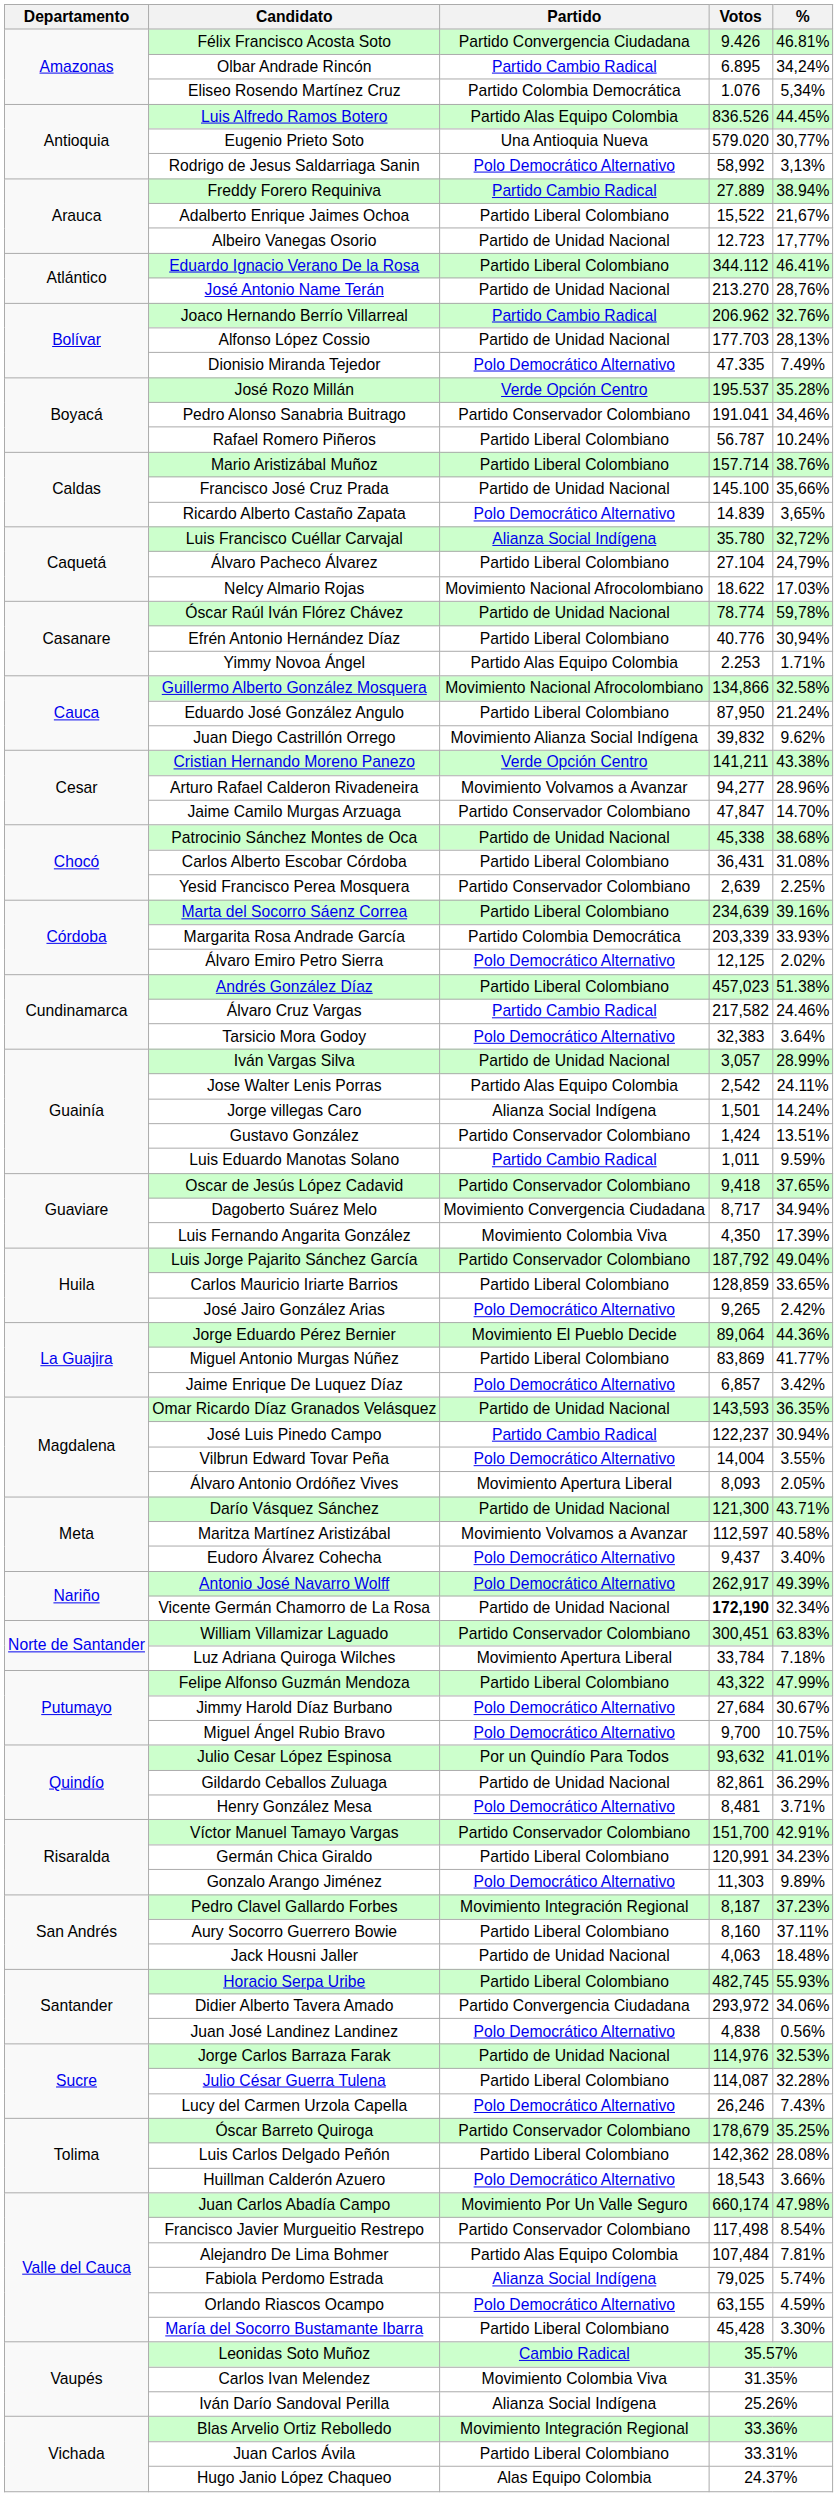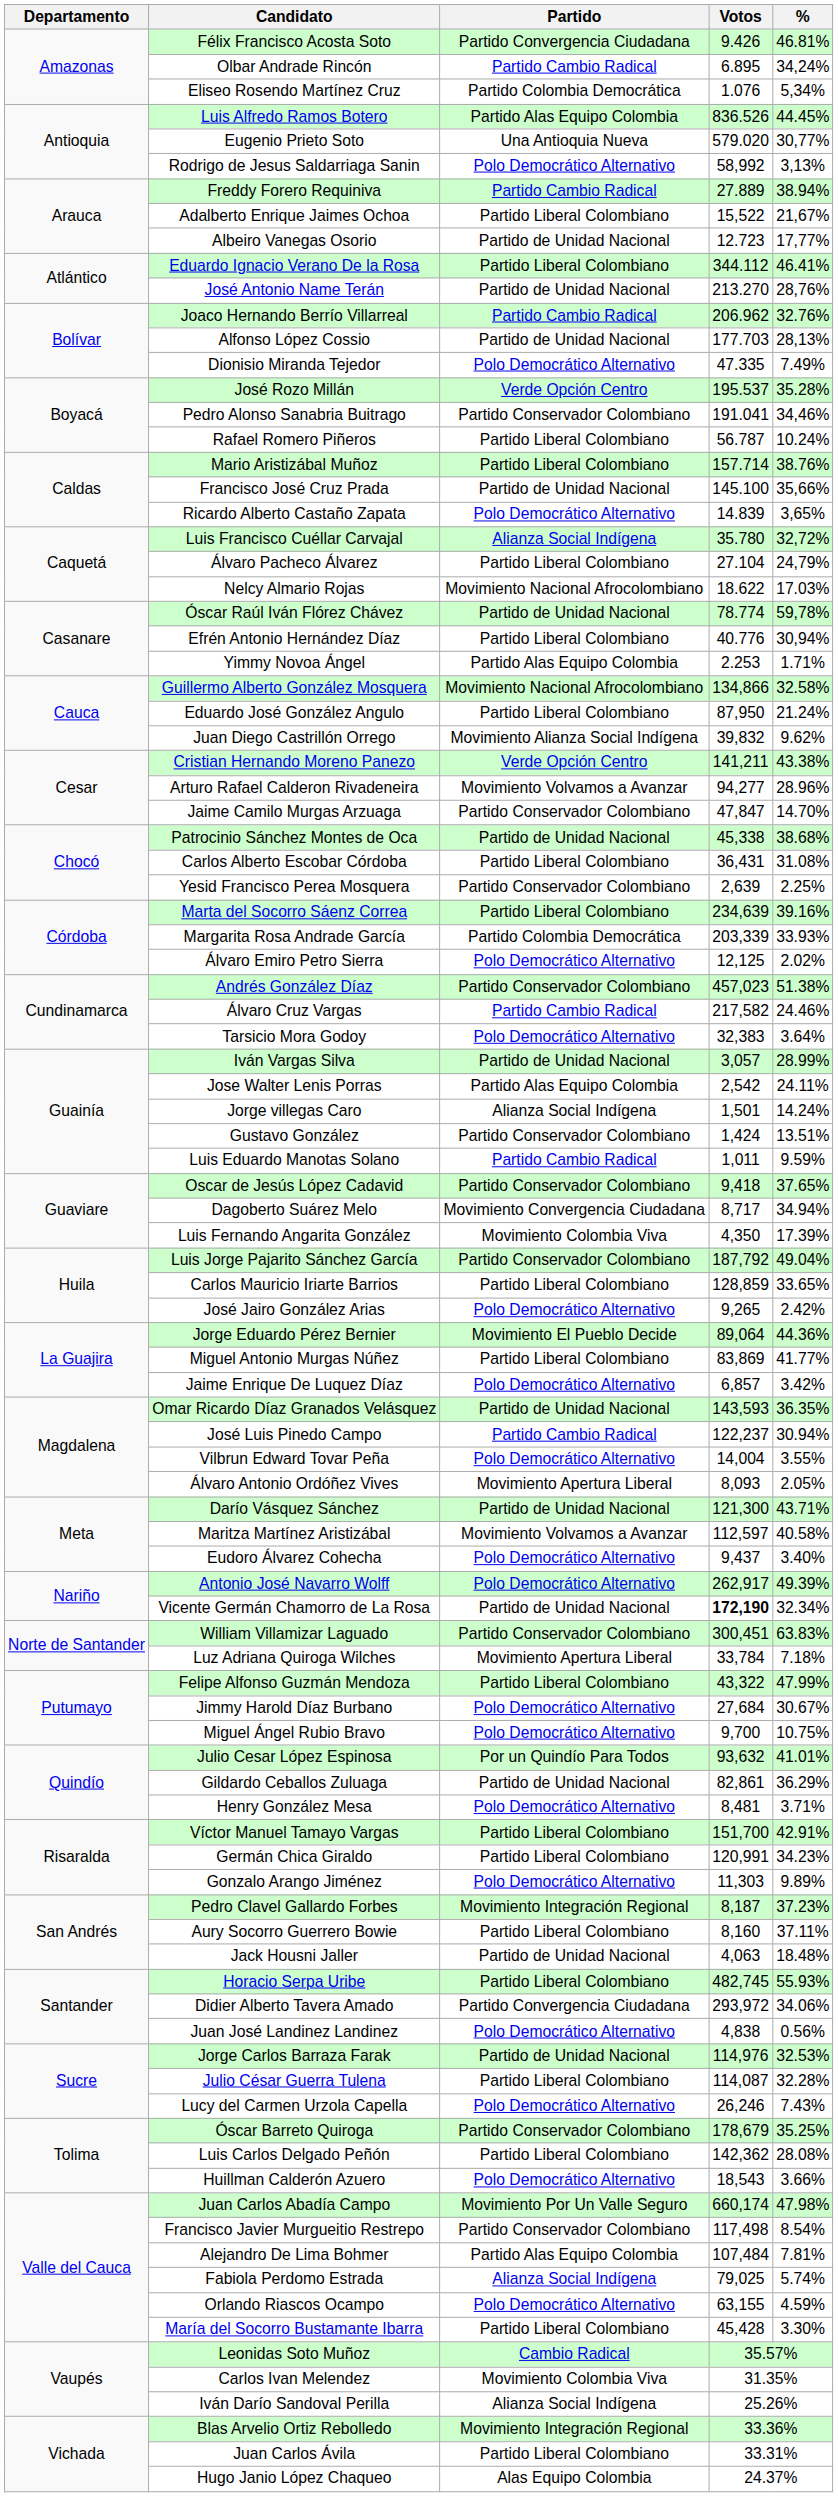(574, 986) Partido Liberal Colombiano -> (574, 986) Partido Conservador Colombiano
(574, 1832) Partido Conservador Colombiano -> (574, 1832) Partido Liberal Colombiano
